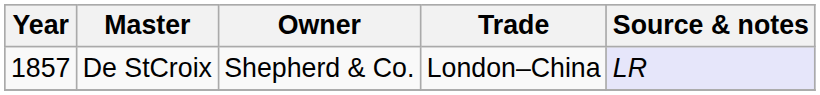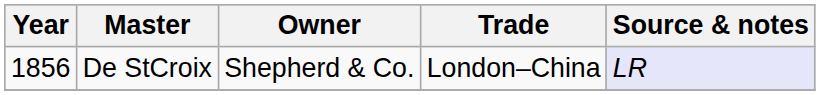(41, 68) 1857 -> (41, 68) 1856
